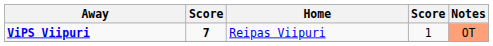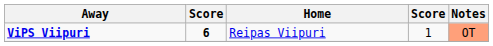(206, 32) 7 -> (206, 32) 6
